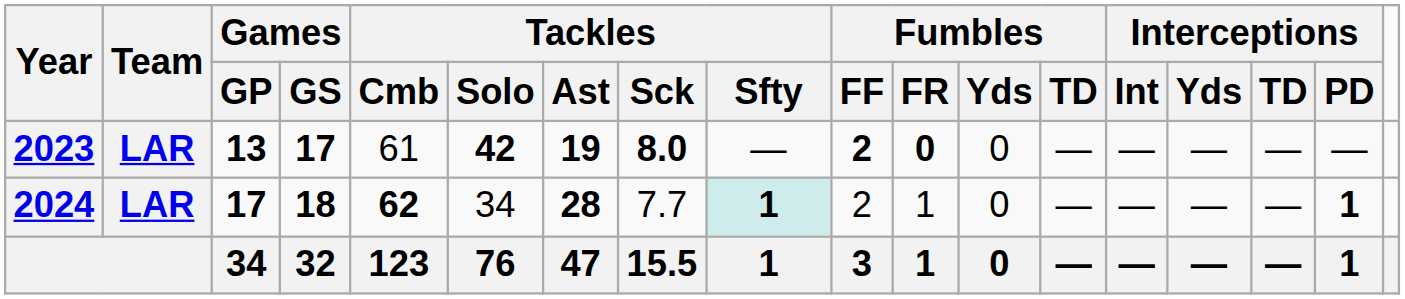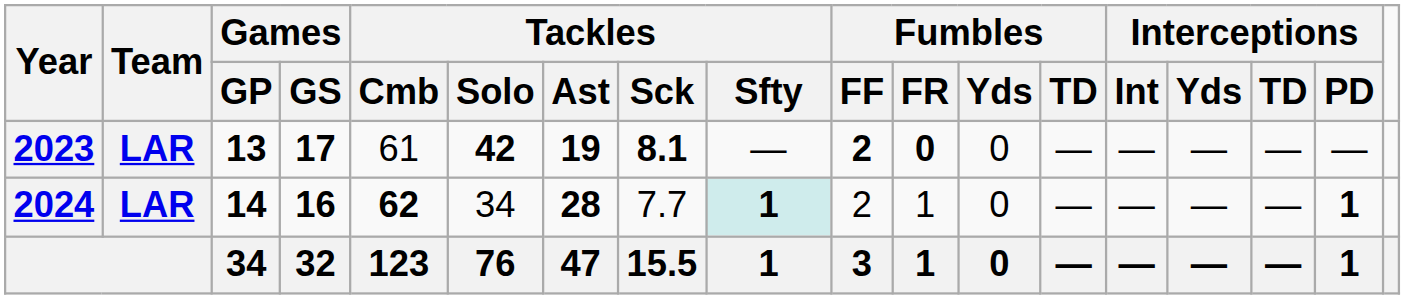(662, 148) 8.0 -> (662, 148) 8.1
(246, 206) 17 -> (246, 206) 14
(315, 206) 18 -> (315, 206) 16
